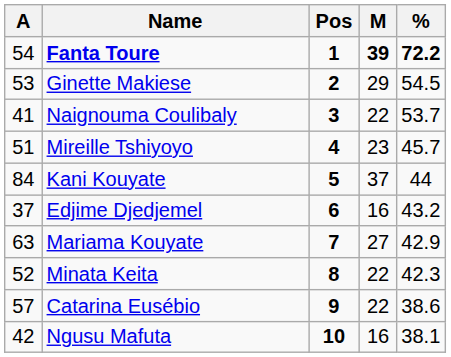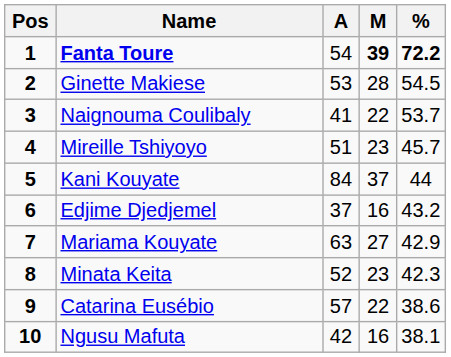columns swapped: (334, 21) <-> (23, 21)
(378, 84) 29 -> (378, 84) 28
(378, 274) 22 -> (378, 274) 23
